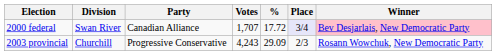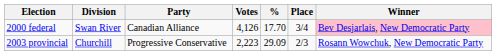(247, 27) 1,707 -> (247, 27) 4,126
(275, 27) 17.72 -> (275, 27) 17.70
(302, 27) lavender background -> (302, 27) no background
(247, 43) 4,243 -> (247, 43) 2,223
